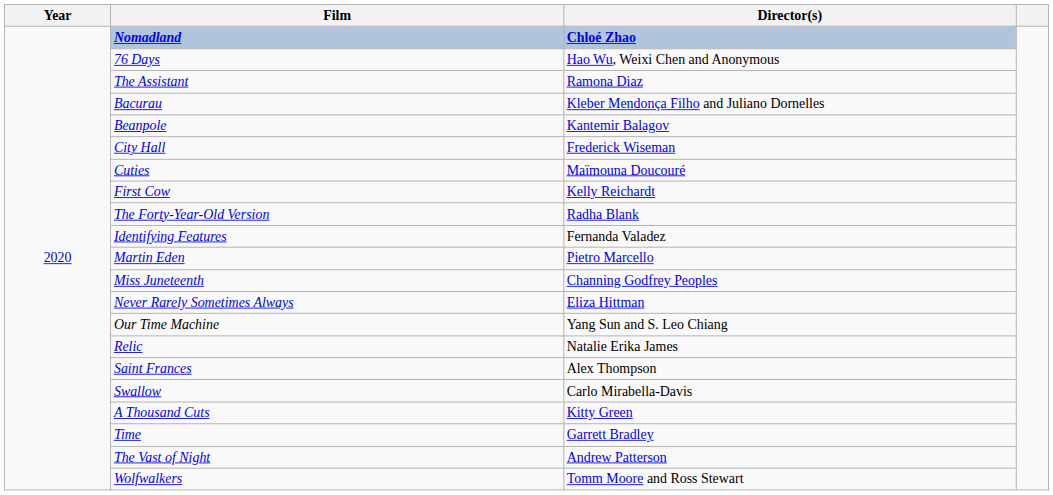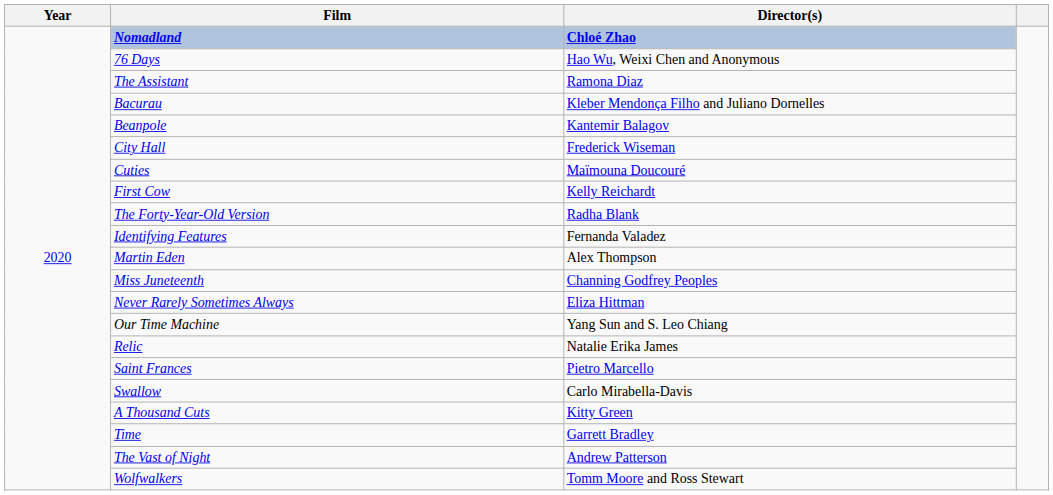(610, 258) Pietro Marcello -> (612, 258) Alex Thompson
(612, 368) Alex Thompson -> (610, 368) Pietro Marcello
